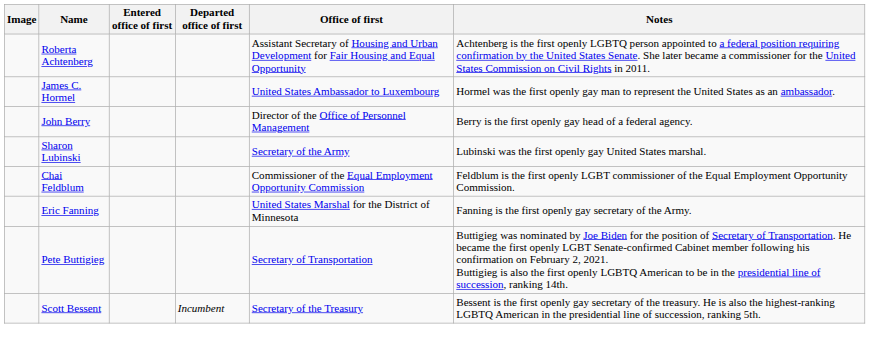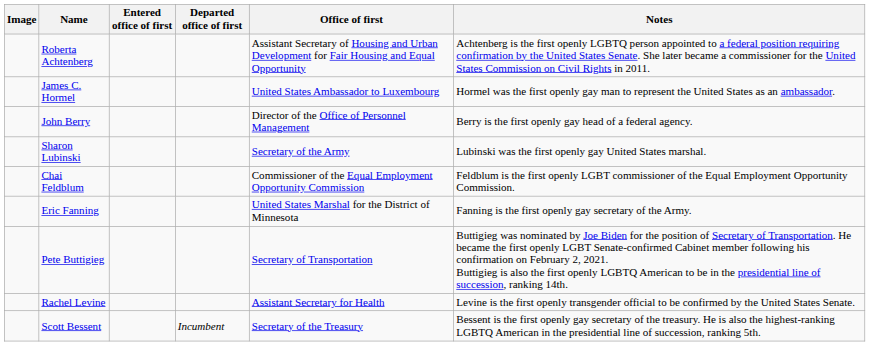+ row: (73, 302)
